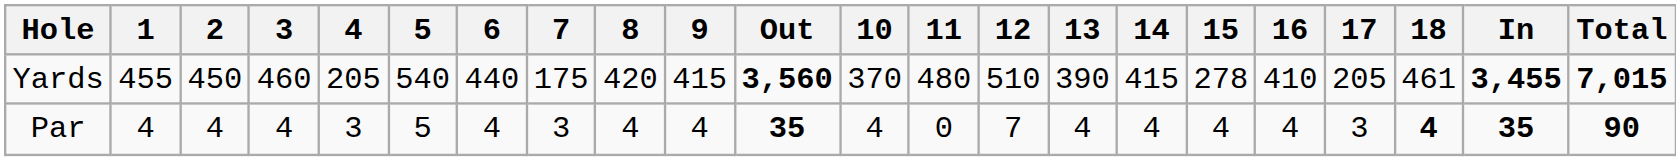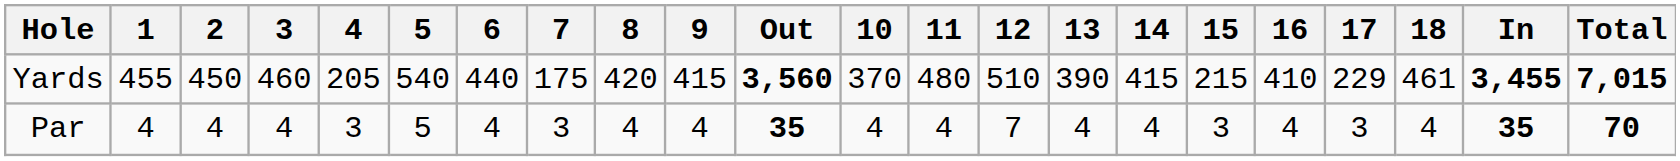(1221, 80) 278 -> (1221, 80) 215
(1359, 80) 205 -> (1359, 80) 229
(944, 129) 0 -> (944, 129) 4
(1221, 129) 4 -> (1221, 129) 3
(1429, 129) bold -> (1429, 129) normal
(1622, 129) 90 -> (1622, 129) 70
